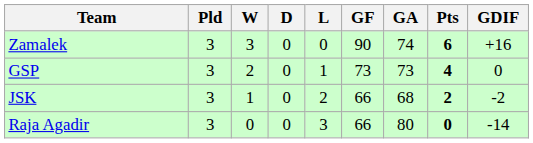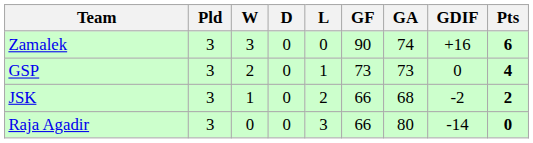columns swapped: (498, 17) <-> (448, 17)
